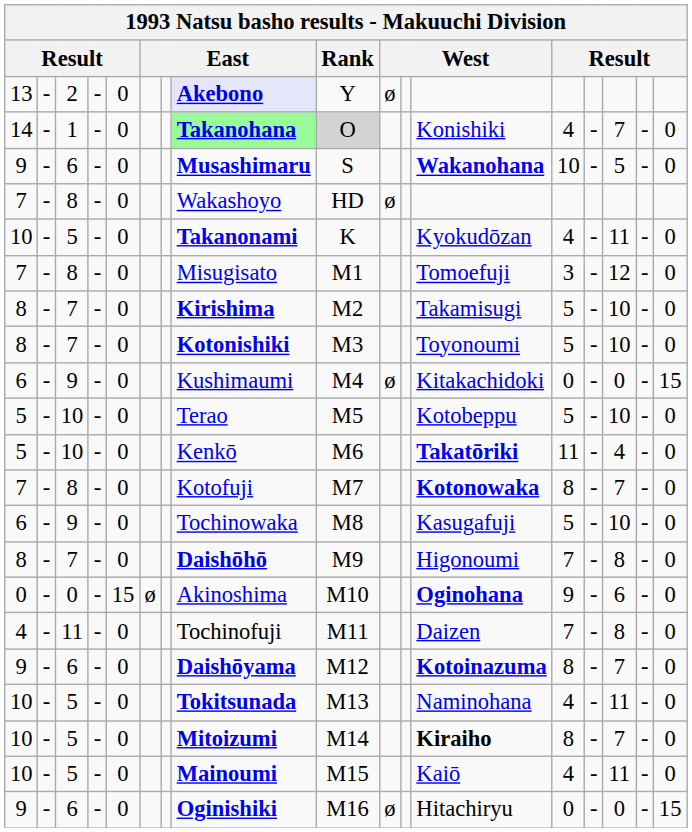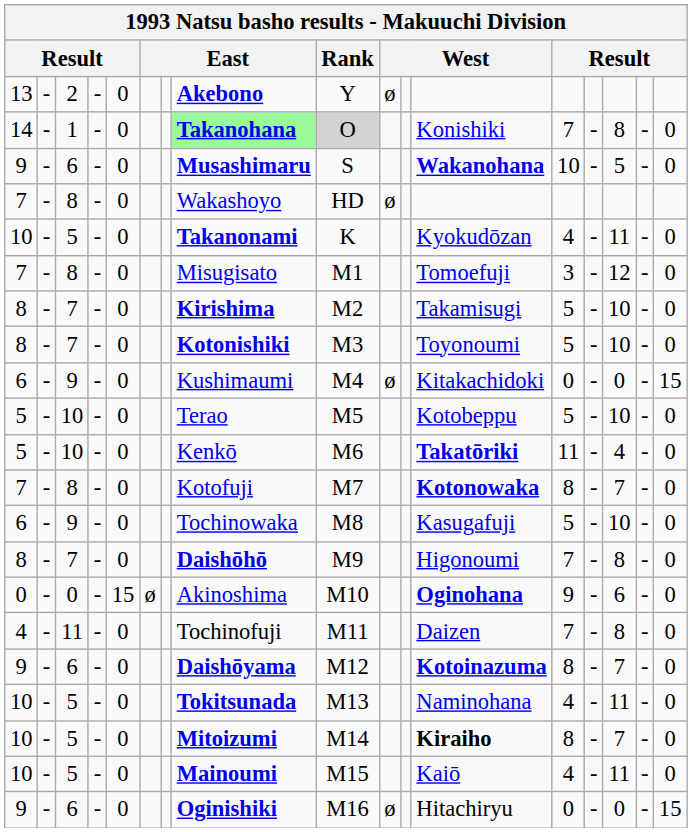(220, 93) lavender background -> (220, 93) no background
(568, 129) 4 -> (568, 129) 7
(619, 129) 7 -> (619, 129) 8
